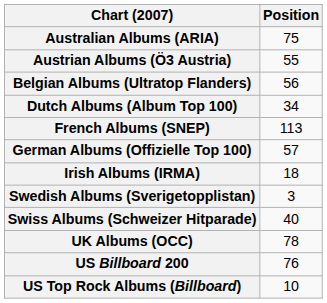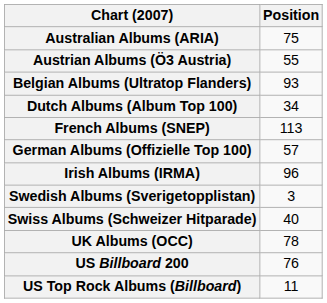(291, 83) 56 -> (291, 83) 93
(291, 173) 18 -> (291, 173) 96
(291, 286) 10 -> (291, 286) 11
